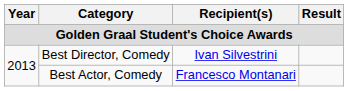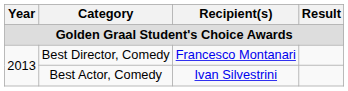(236, 55) Ivan Silvestrini -> (236, 55) Francesco Montanari
(236, 75) Francesco Montanari -> (236, 75) Ivan Silvestrini
